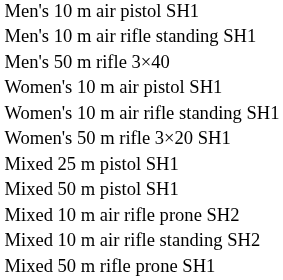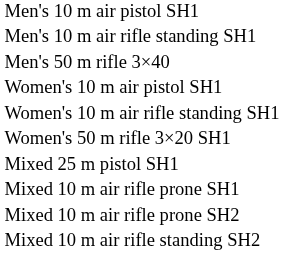- row: (92, 189)
+ row: (122, 189)
- row: (110, 266)
